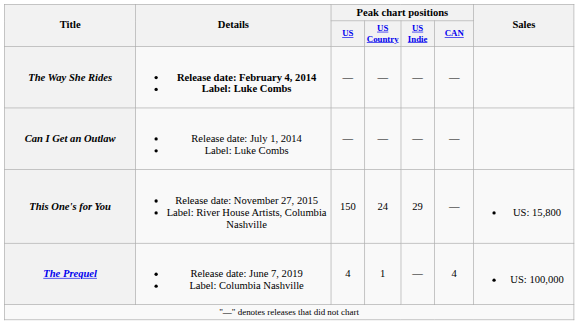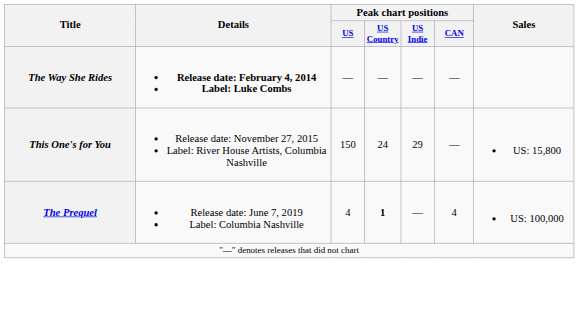- row: (70, 138)
(383, 274) normal -> (383, 212) bold
